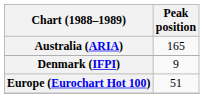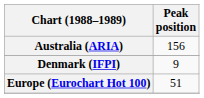(176, 45) 165 -> (176, 45) 156
